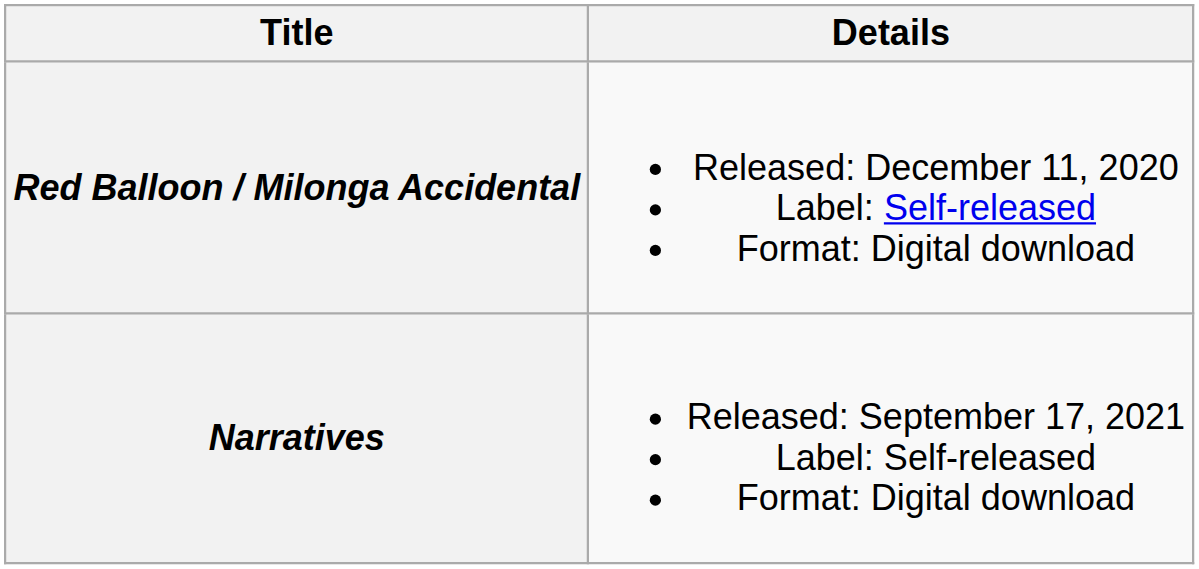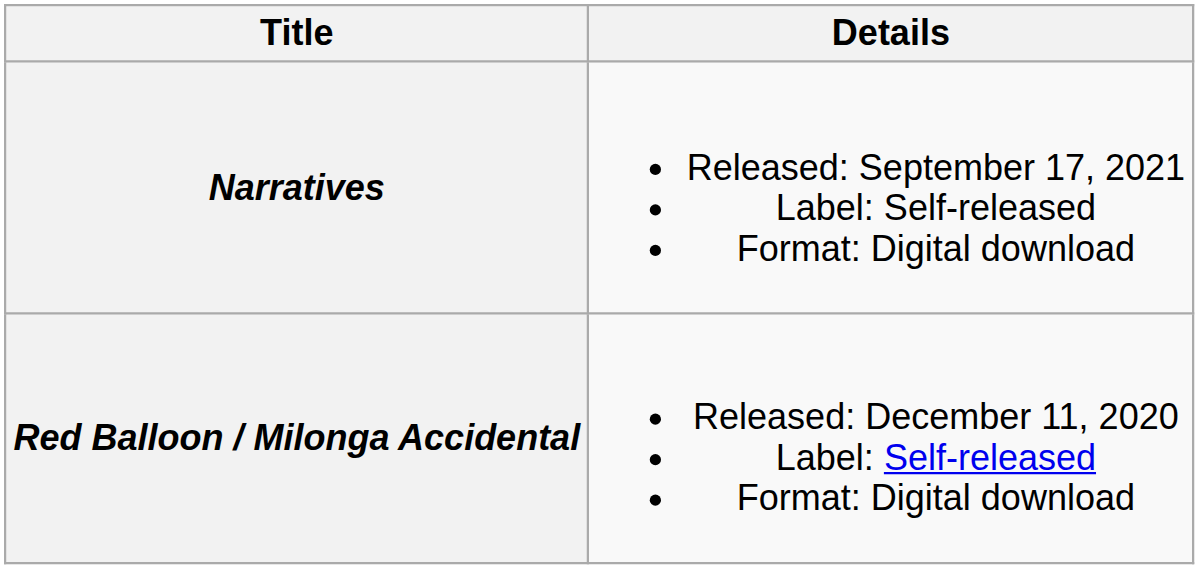rows swapped: (297, 186) <-> (297, 437)
